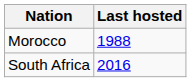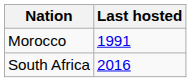(114, 40) 1988 -> (114, 40) 1991
